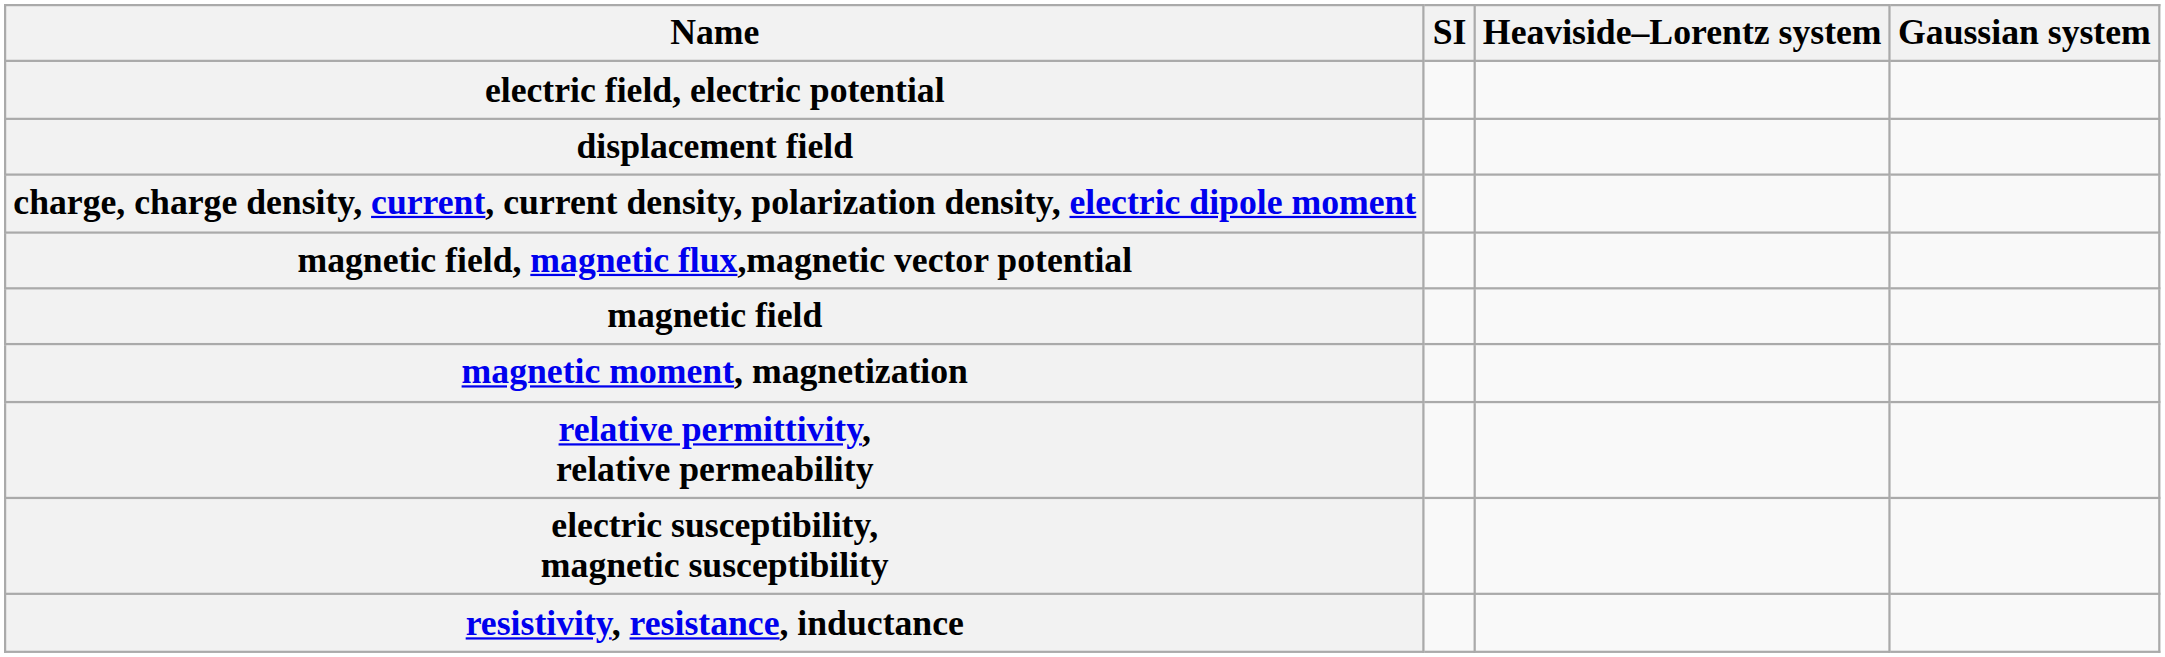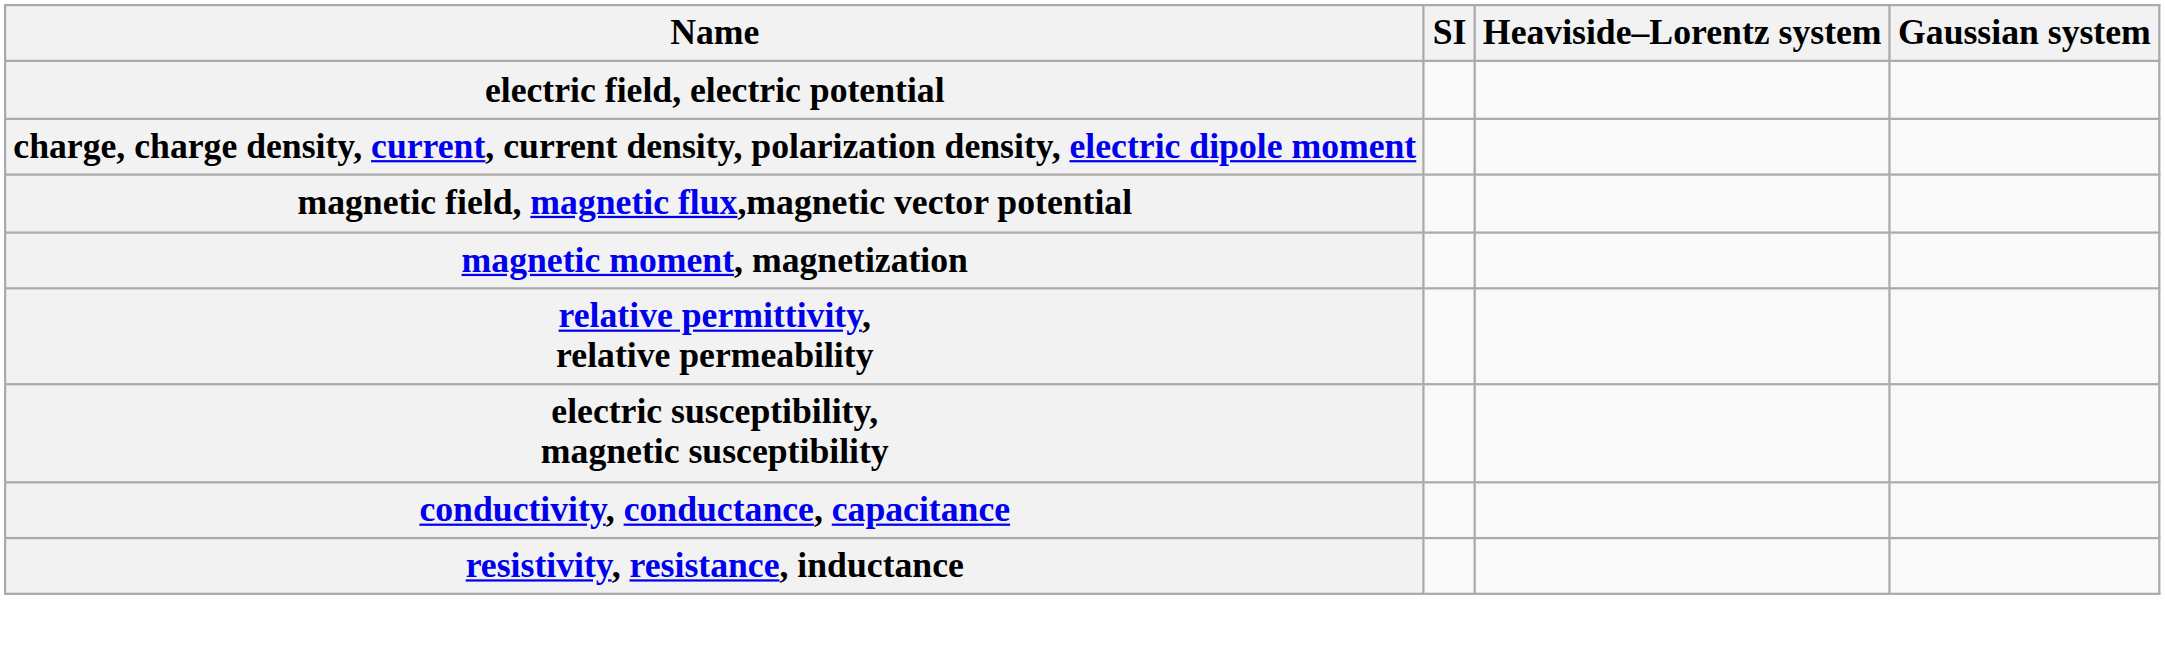- row: (715, 145)
- row: (715, 315)
+ row: (715, 509)
